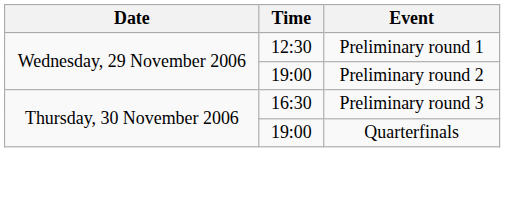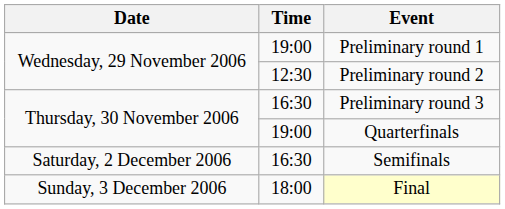(291, 47) 12:30 -> (291, 47) 19:00
(291, 75) 19:00 -> (291, 75) 12:30
+ row: (412, 160)
+ row: (412, 189)
